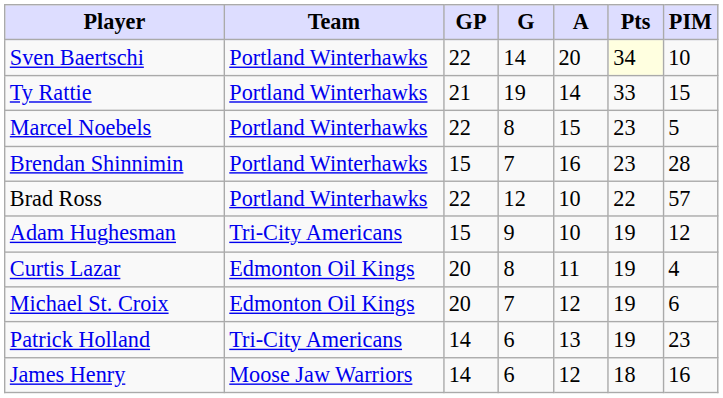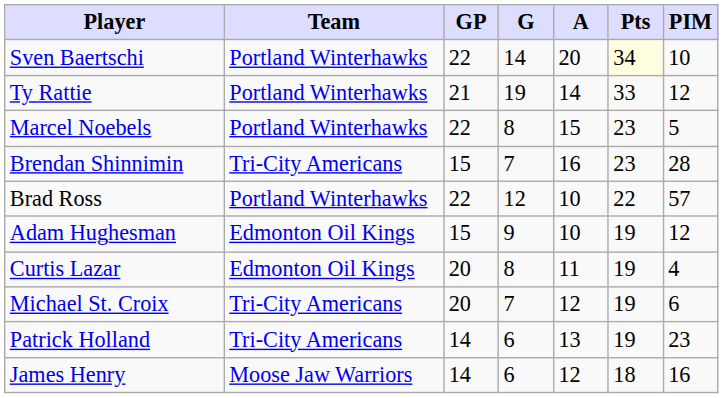(679, 92) 15 -> (679, 92) 12
(328, 163) Portland Winterhawks -> (316, 163) Tri-City Americans
(316, 233) Tri-City Americans -> (322, 233) Edmonton Oil Kings
(322, 304) Edmonton Oil Kings -> (316, 304) Tri-City Americans
